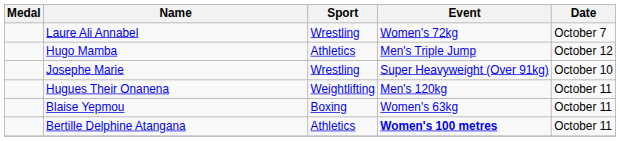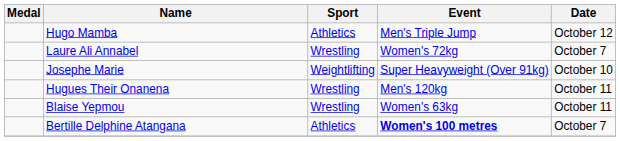rows swapped: (92, 32) <-> (82, 51)
(335, 70) Wrestling -> (343, 70) Weightlifting
(343, 88) Weightlifting -> (335, 88) Wrestling
(329, 107) Boxing -> (335, 107) Wrestling
(583, 126) October 11 -> (580, 126) October 7
